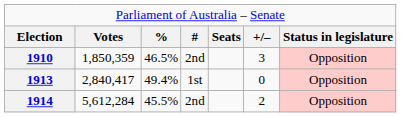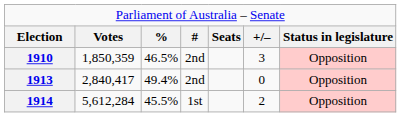(195, 80) 1st -> (195, 80) 2nd
(195, 101) 2nd -> (195, 101) 1st
